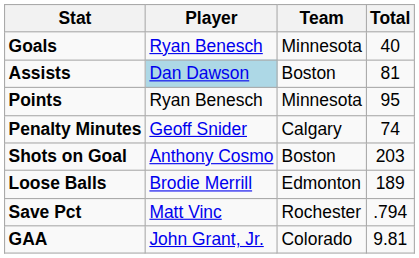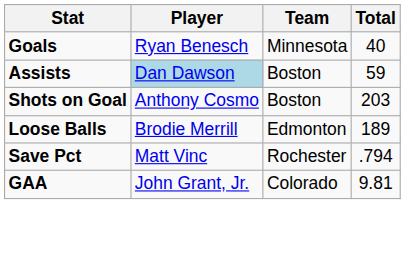(390, 73) 81 -> (376, 73) 59
- row: (35, 101)
- row: (75, 128)
